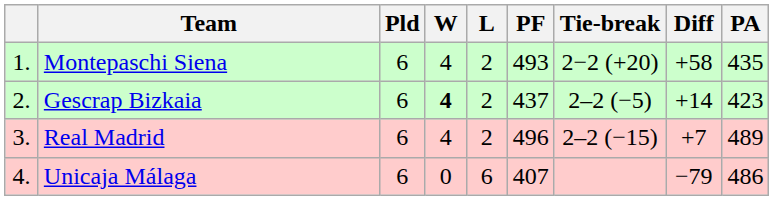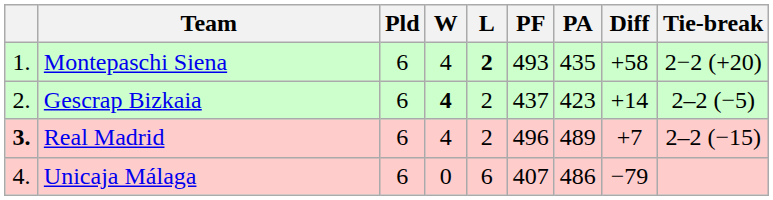columns swapped: (745, 23) <-> (610, 23)
(487, 61) normal -> (487, 61) bold
(22, 137) normal -> (22, 137) bold
